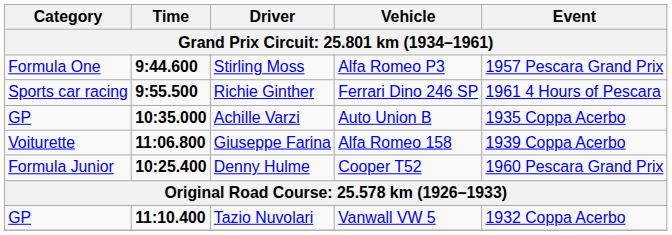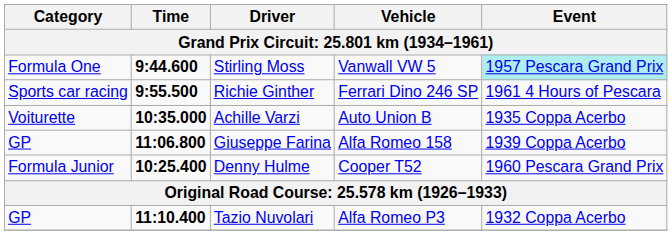(391, 67) Alfa Romeo P3 -> (387, 67) Vanwall VW 5
(574, 67) no background -> (574, 67) paleturquoise background
(20, 117) GP -> (42, 117) Voiturette
(42, 142) Voiturette -> (20, 142) GP
(387, 218) Vanwall VW 5 -> (391, 218) Alfa Romeo P3
